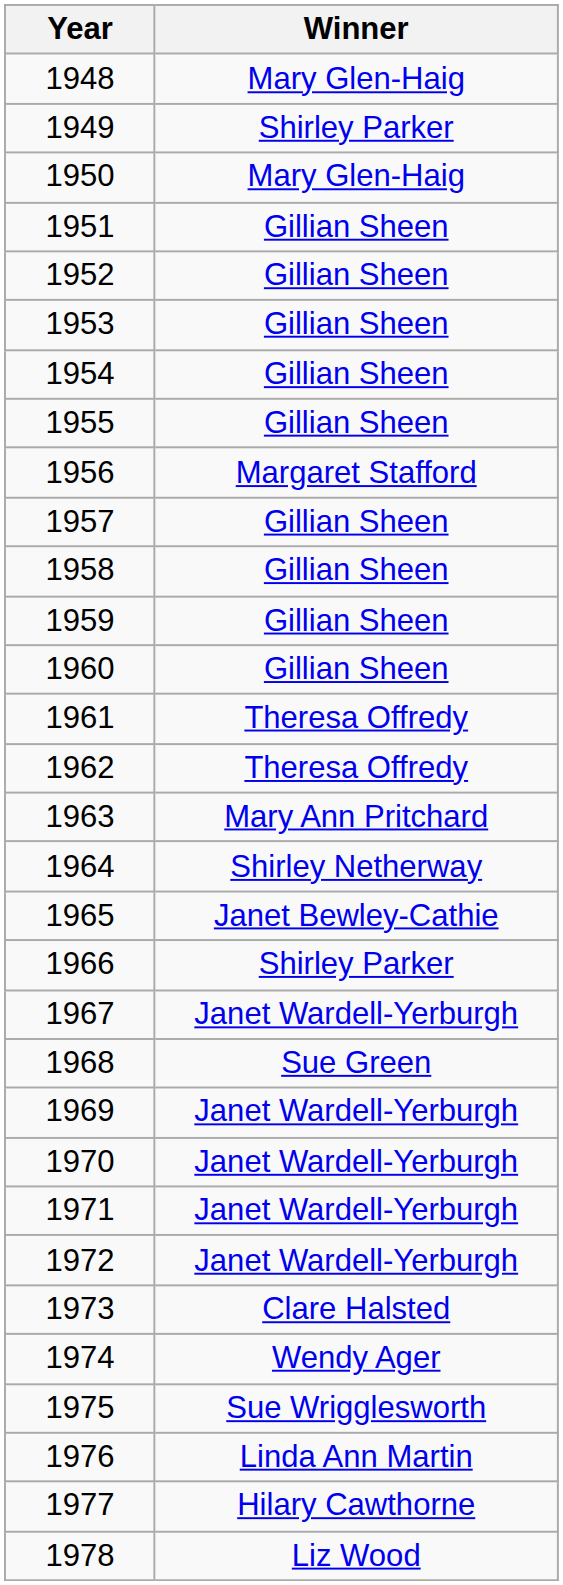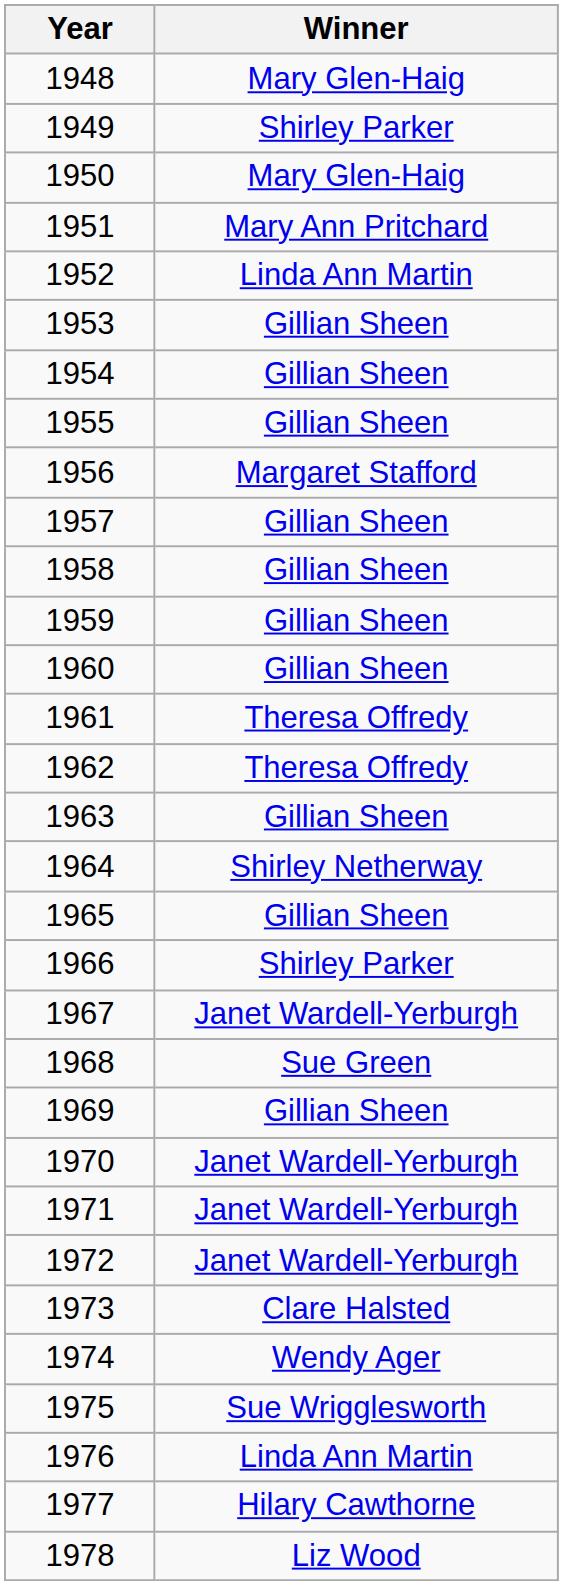(356, 226) Gillian Sheen -> (356, 226) Mary Ann Pritchard
(356, 275) Gillian Sheen -> (356, 275) Linda Ann Martin
(356, 816) Mary Ann Pritchard -> (356, 816) Gillian Sheen
(356, 915) Janet Bewley-Cathie -> (356, 915) Gillian Sheen
(356, 1112) Janet Wardell-Yerburgh -> (356, 1112) Gillian Sheen
